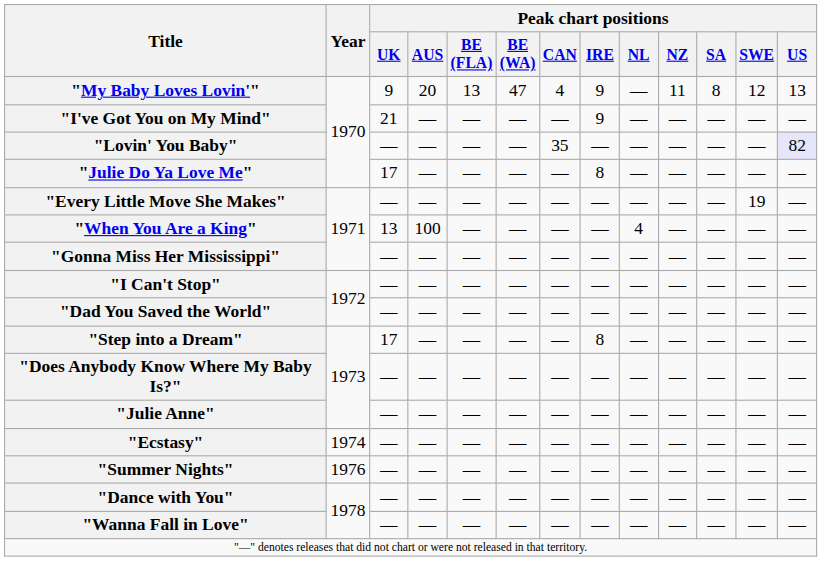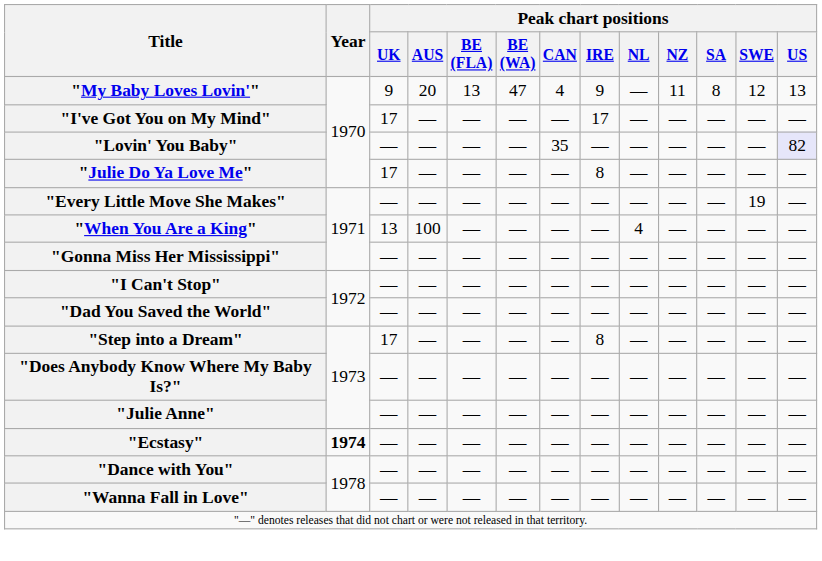(389, 118) 21 -> (389, 118) 17
(600, 118) 9 -> (600, 118) 17
(348, 441) normal -> (348, 441) bold
- row: (166, 469)
